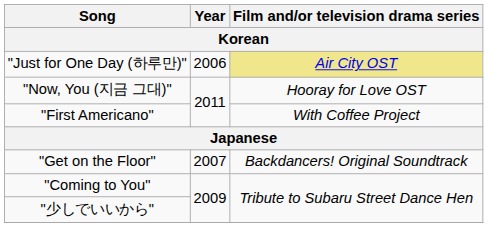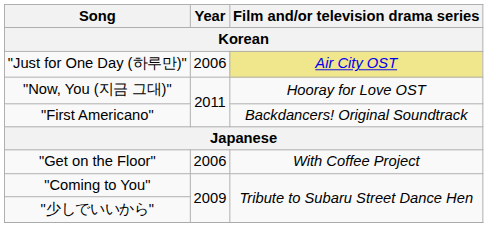(356, 115) With Coffee Project -> (356, 115) Backdancers! Original Soundtrack
(210, 161) 2007 -> (210, 161) 2006
(356, 161) Backdancers! Original Soundtrack -> (356, 161) With Coffee Project
